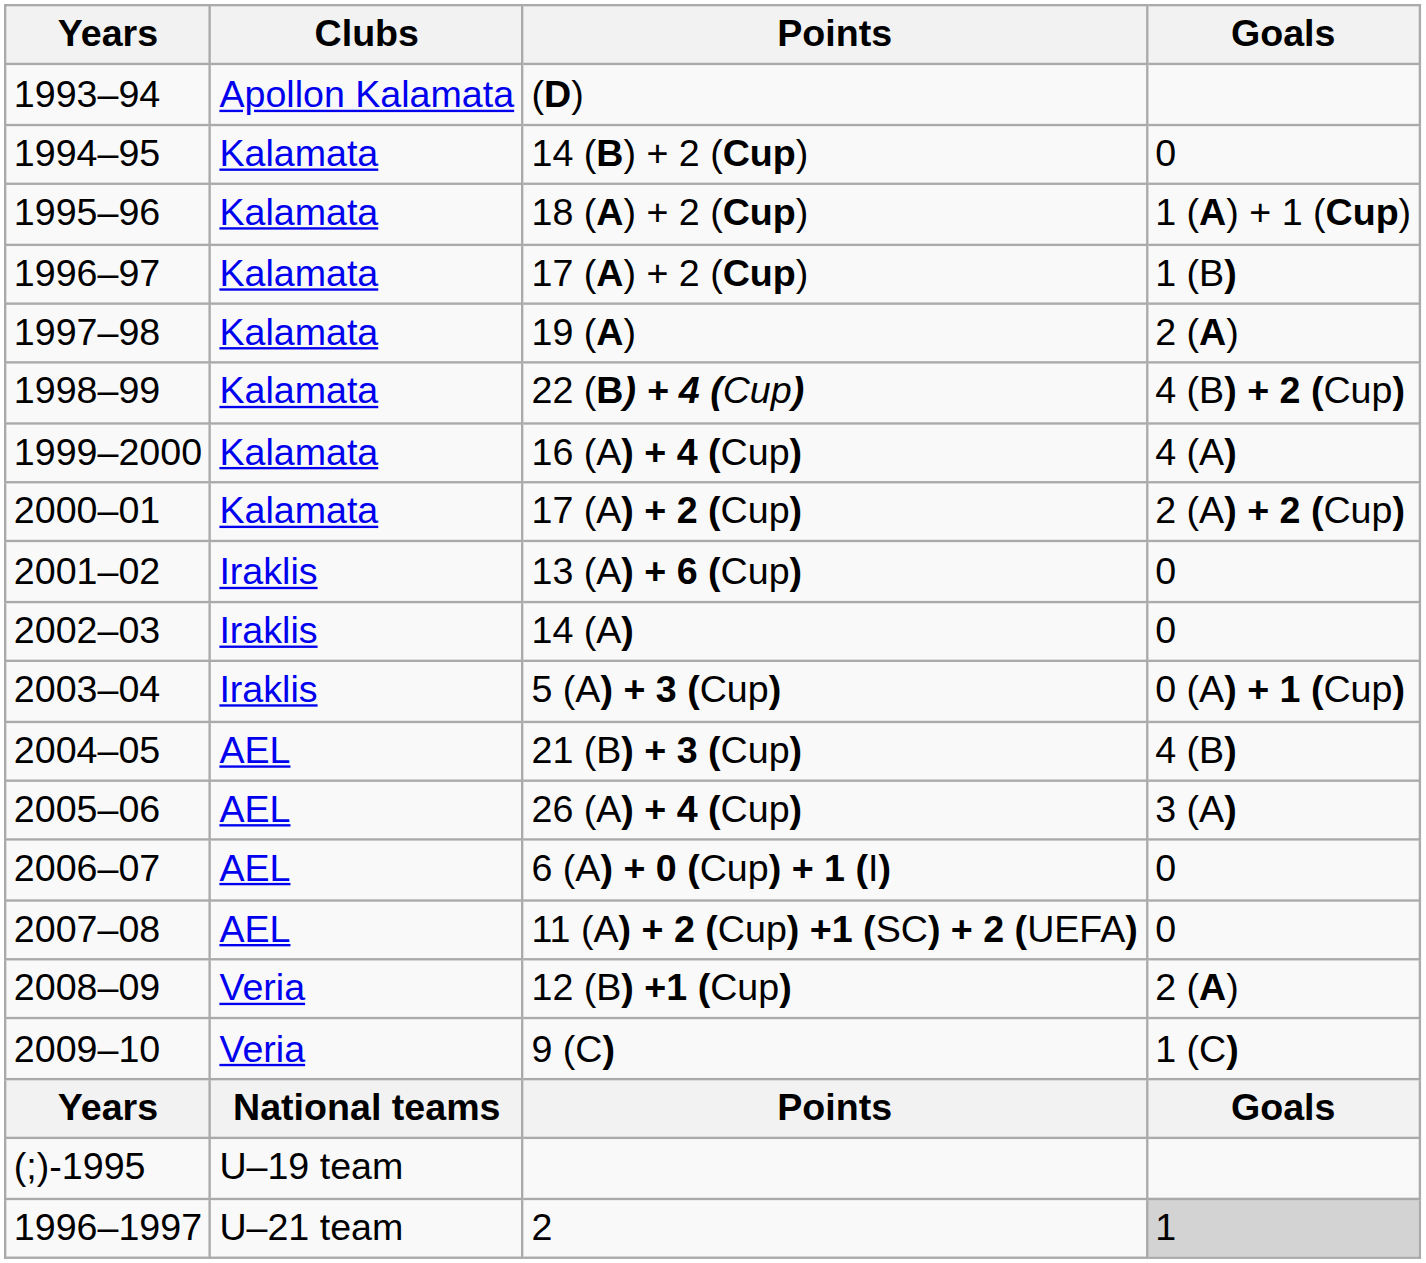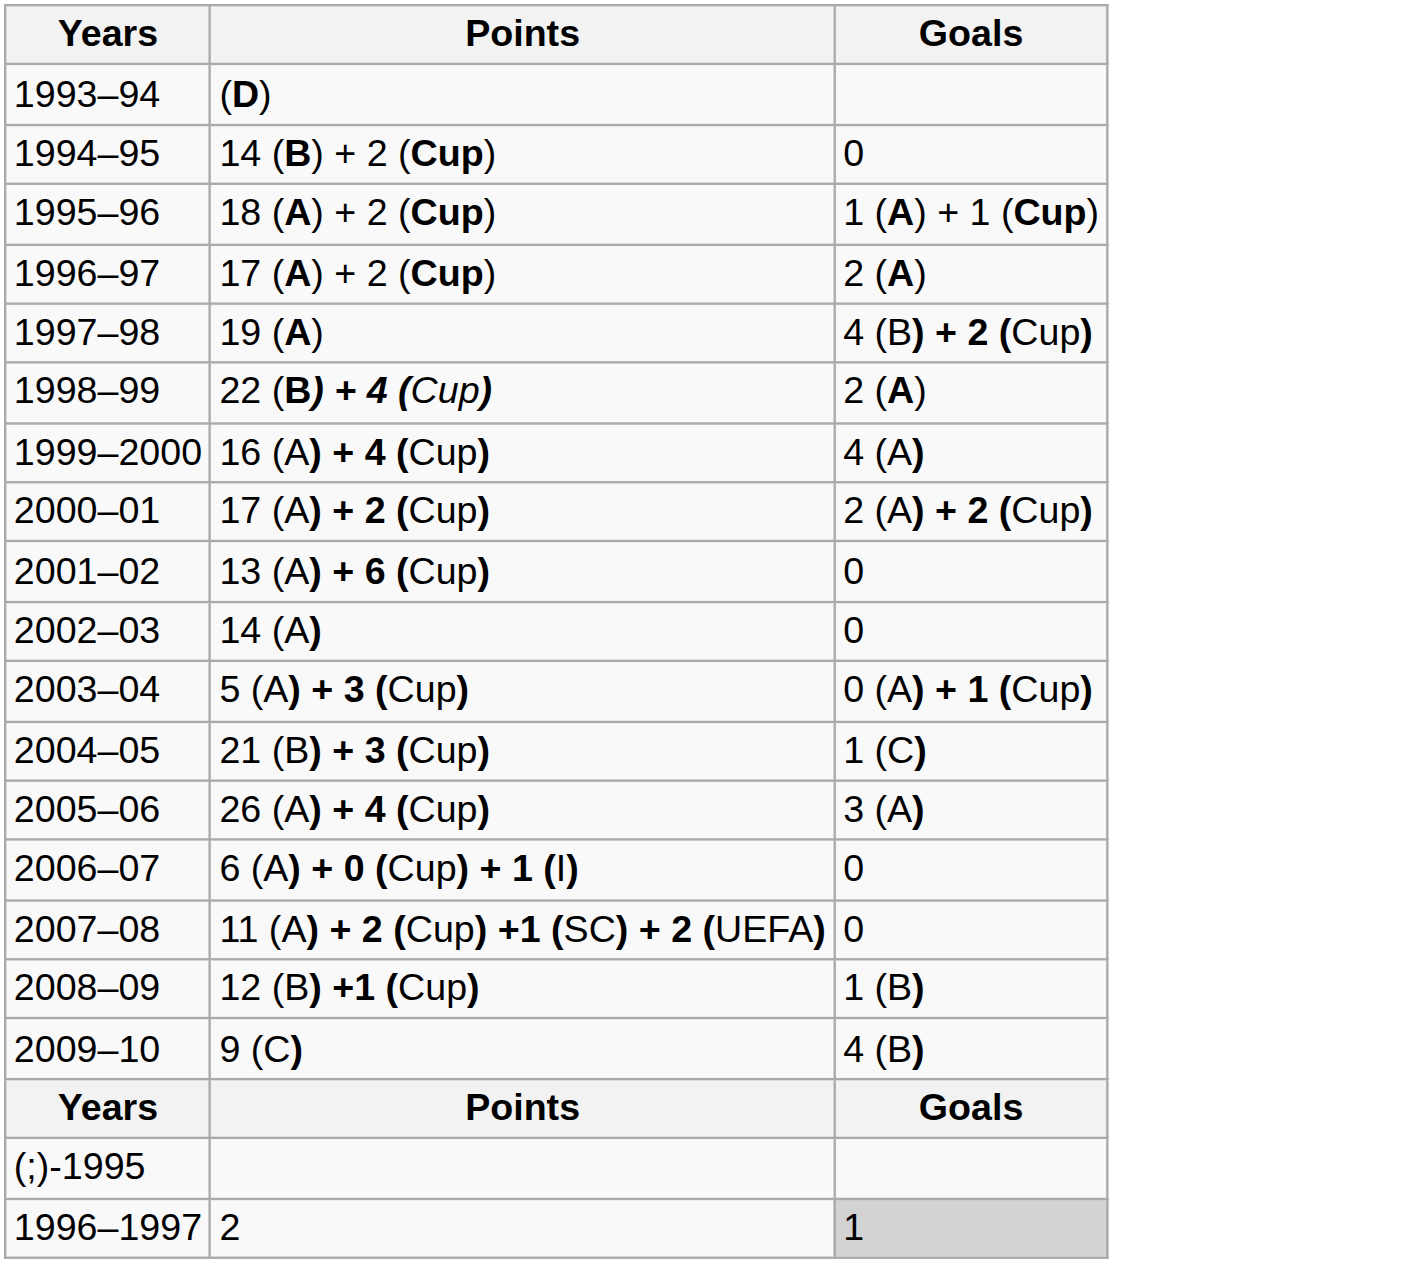- column: (367, 34)
(1196, 272) 1 (B) -> (885, 272) 2 (A)
(1197, 332) 2 (A) -> (968, 332) 4 (B) + 2 (Cup)
(1280, 392) 4 (B) + 2 (Cup) -> (885, 392) 2 (A)
(1196, 749) 4 (B) -> (885, 749) 1 (C)
(1197, 988) 2 (A) -> (884, 988) 1 (B)
(1197, 1048) 1 (C) -> (884, 1048) 4 (B)
